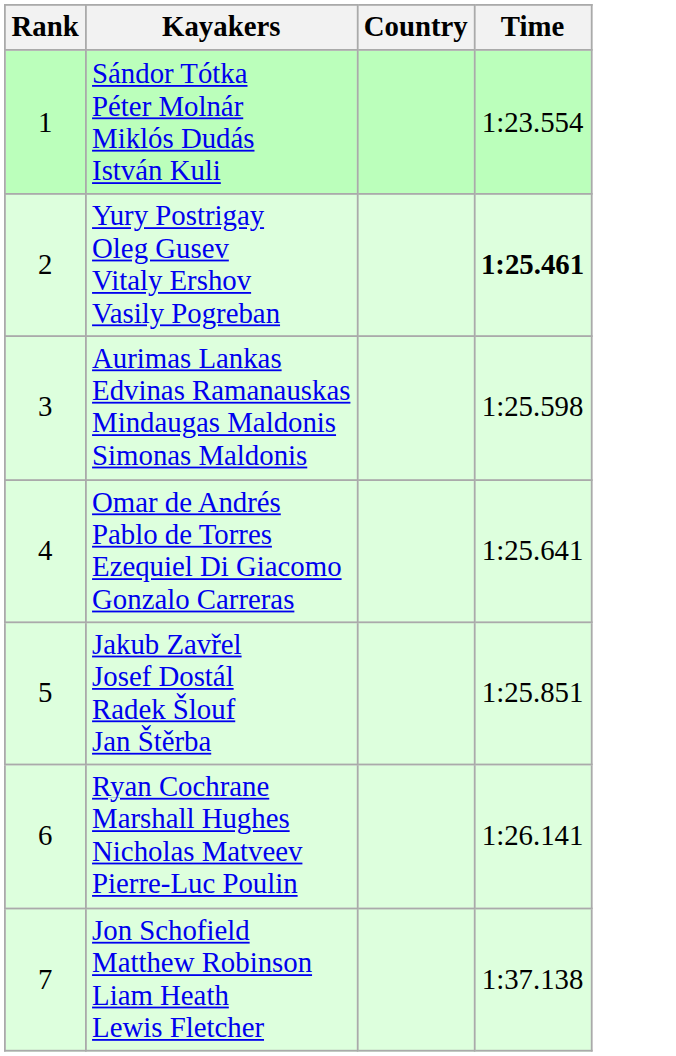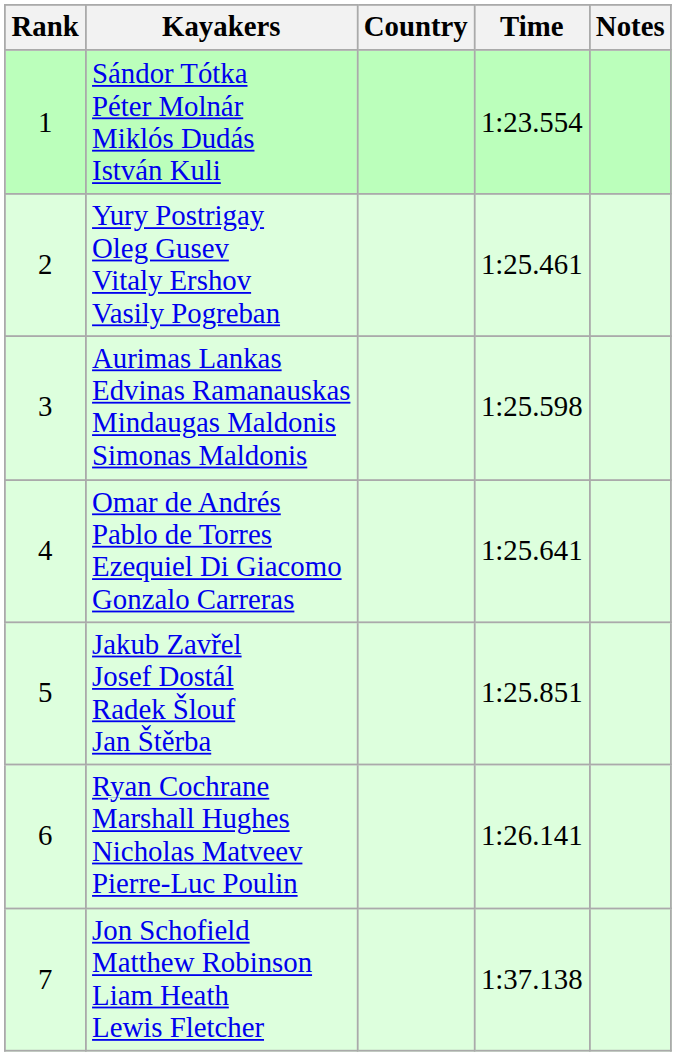+ column: (630, 27)
(533, 264) bold -> (532, 264) normal
